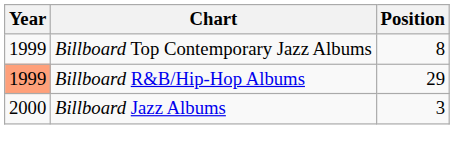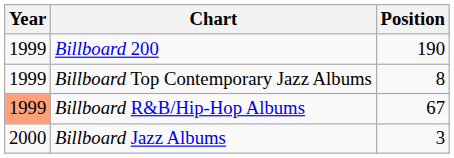+ row: (107, 49)
(436, 78) 29 -> (436, 108) 67
